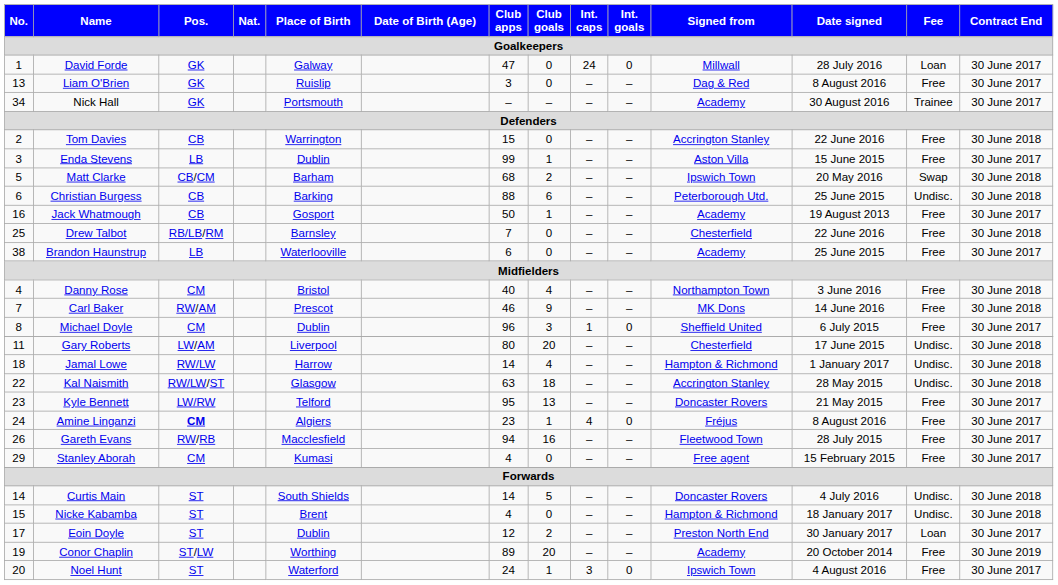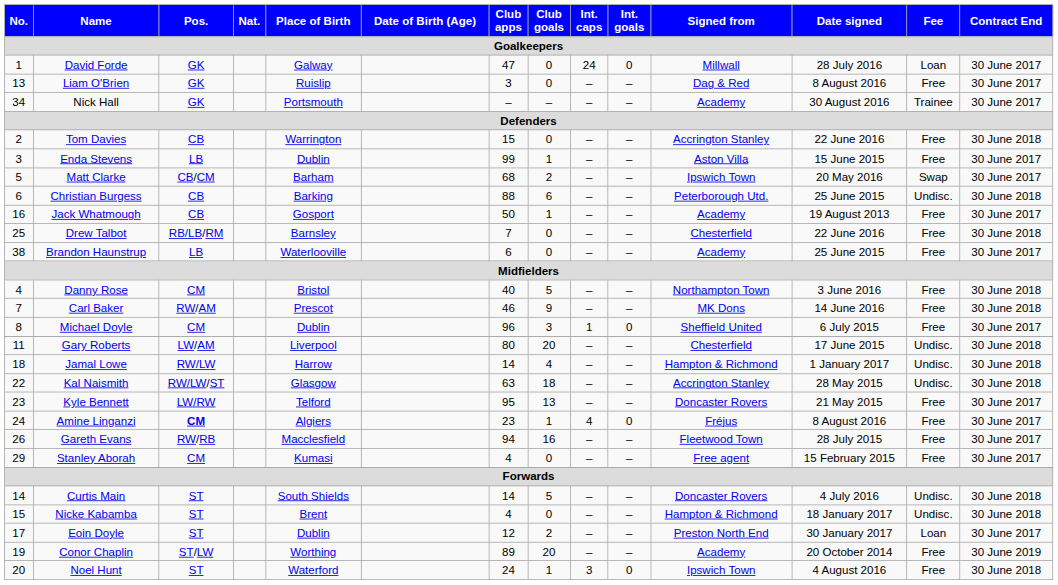(1006, 177) 30 June 2018 -> (1006, 177) 30 June 2017
(549, 289) 4 -> (549, 289) 5
(1006, 570) 30 June 2017 -> (1006, 570) 30 June 2018
